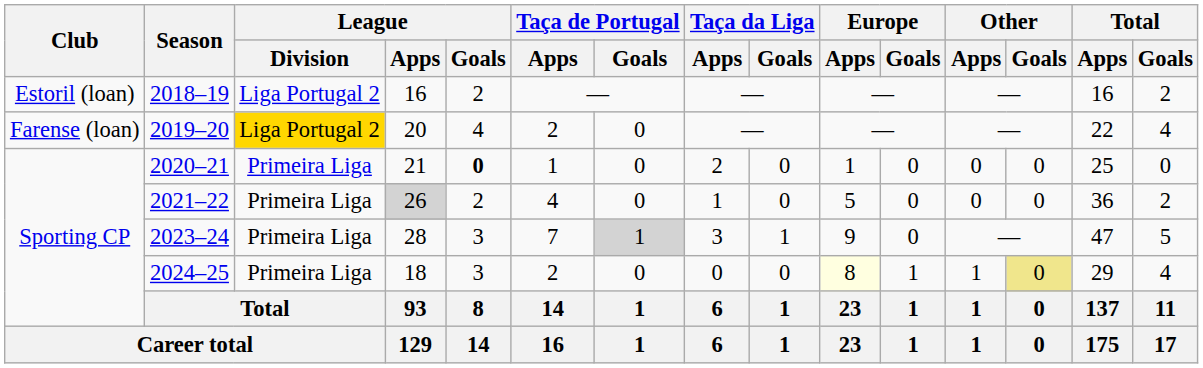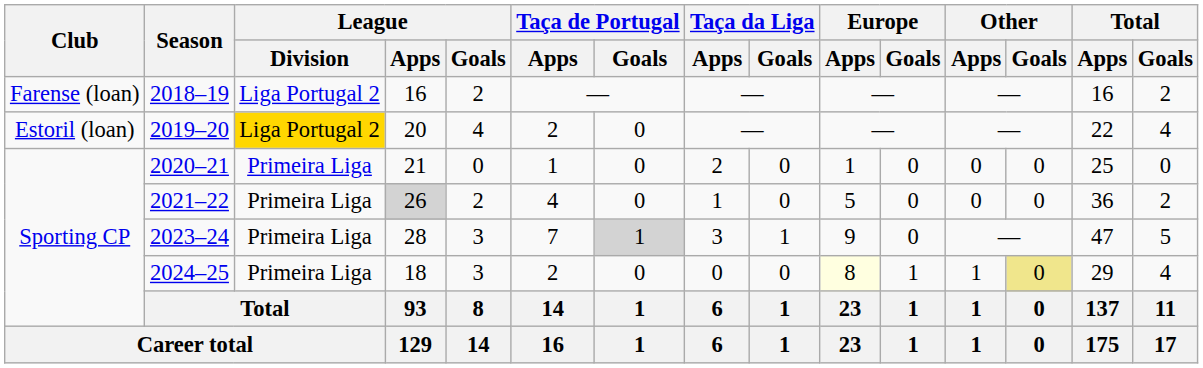(75, 93) Estoril (loan) -> (75, 93) Farense (loan)
(75, 129) Farense (loan) -> (75, 129) Estoril (loan)
(478, 165) bold -> (478, 165) normal
